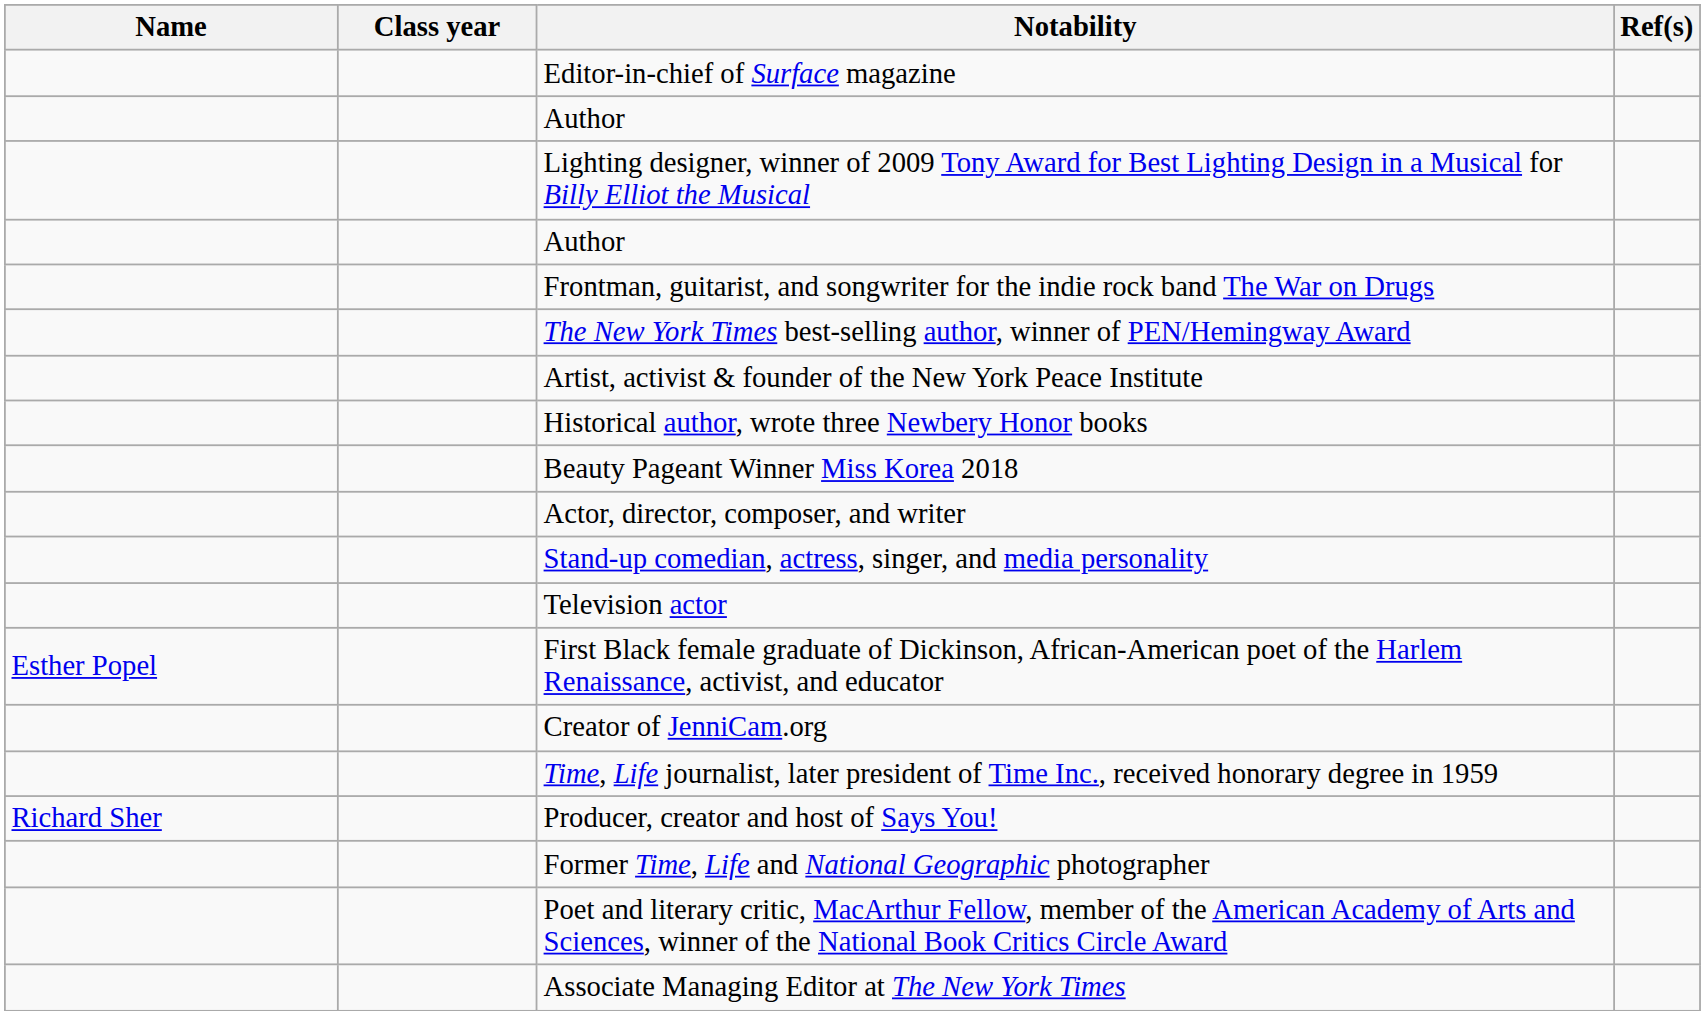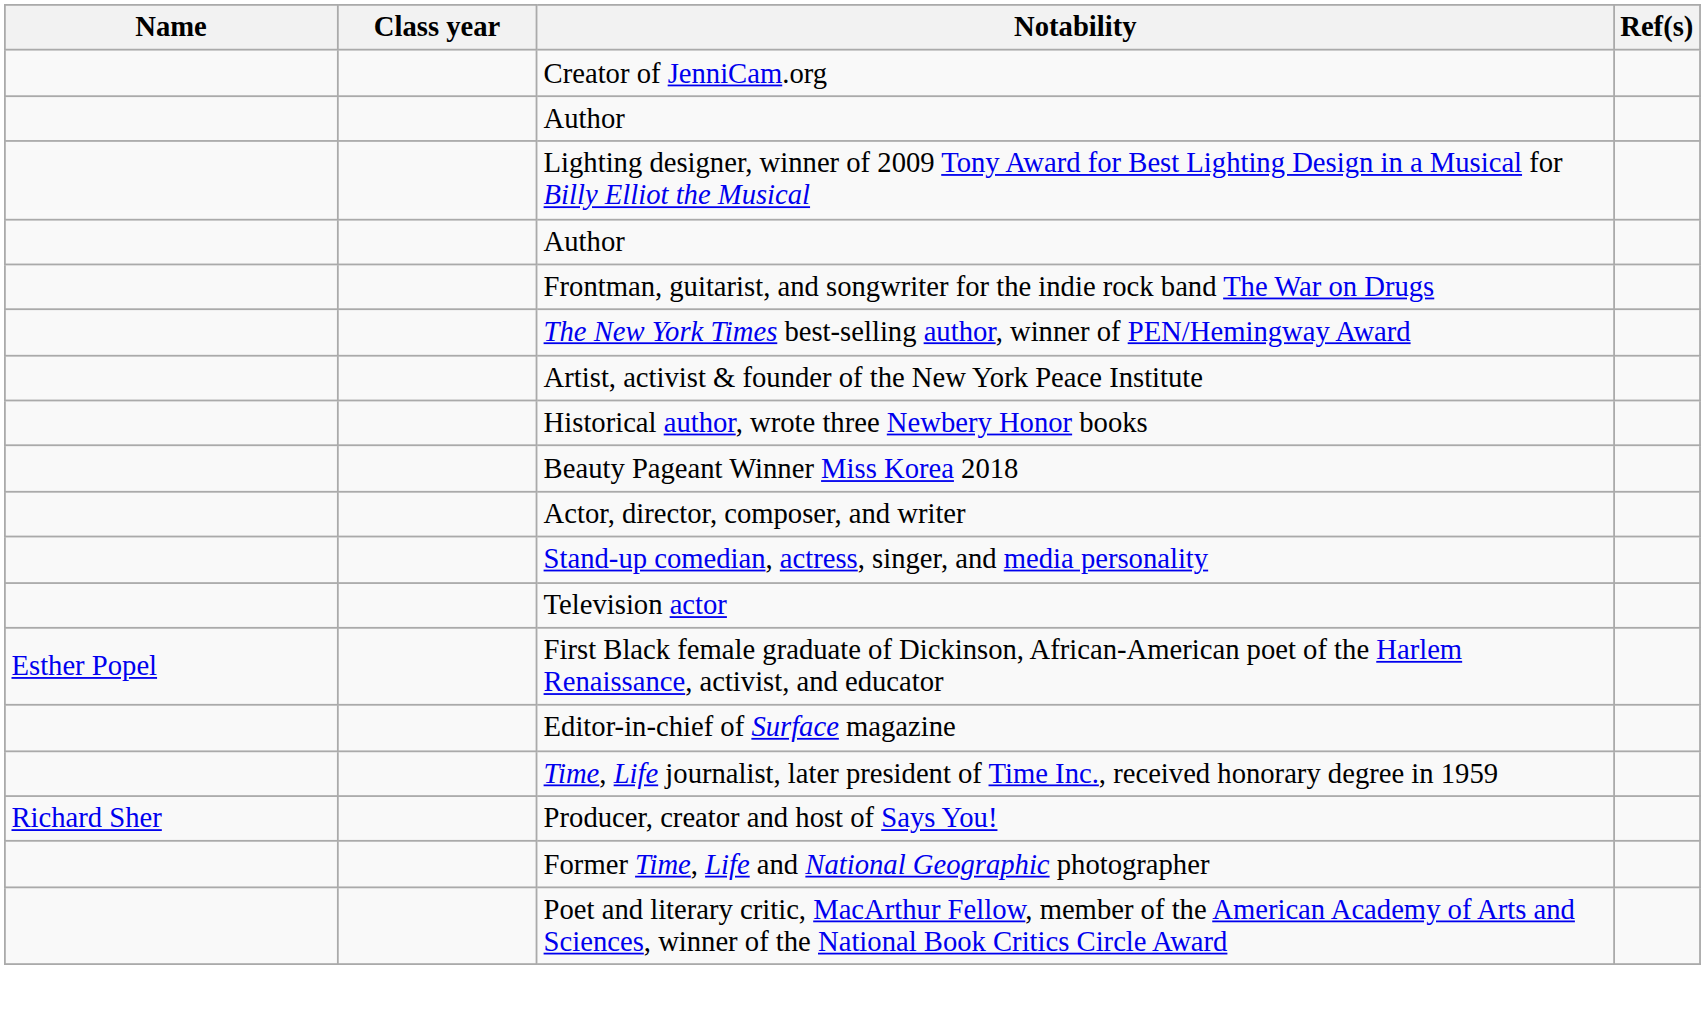rows swapped: (171, 73) <-> (171, 728)
- row: (171, 987)
